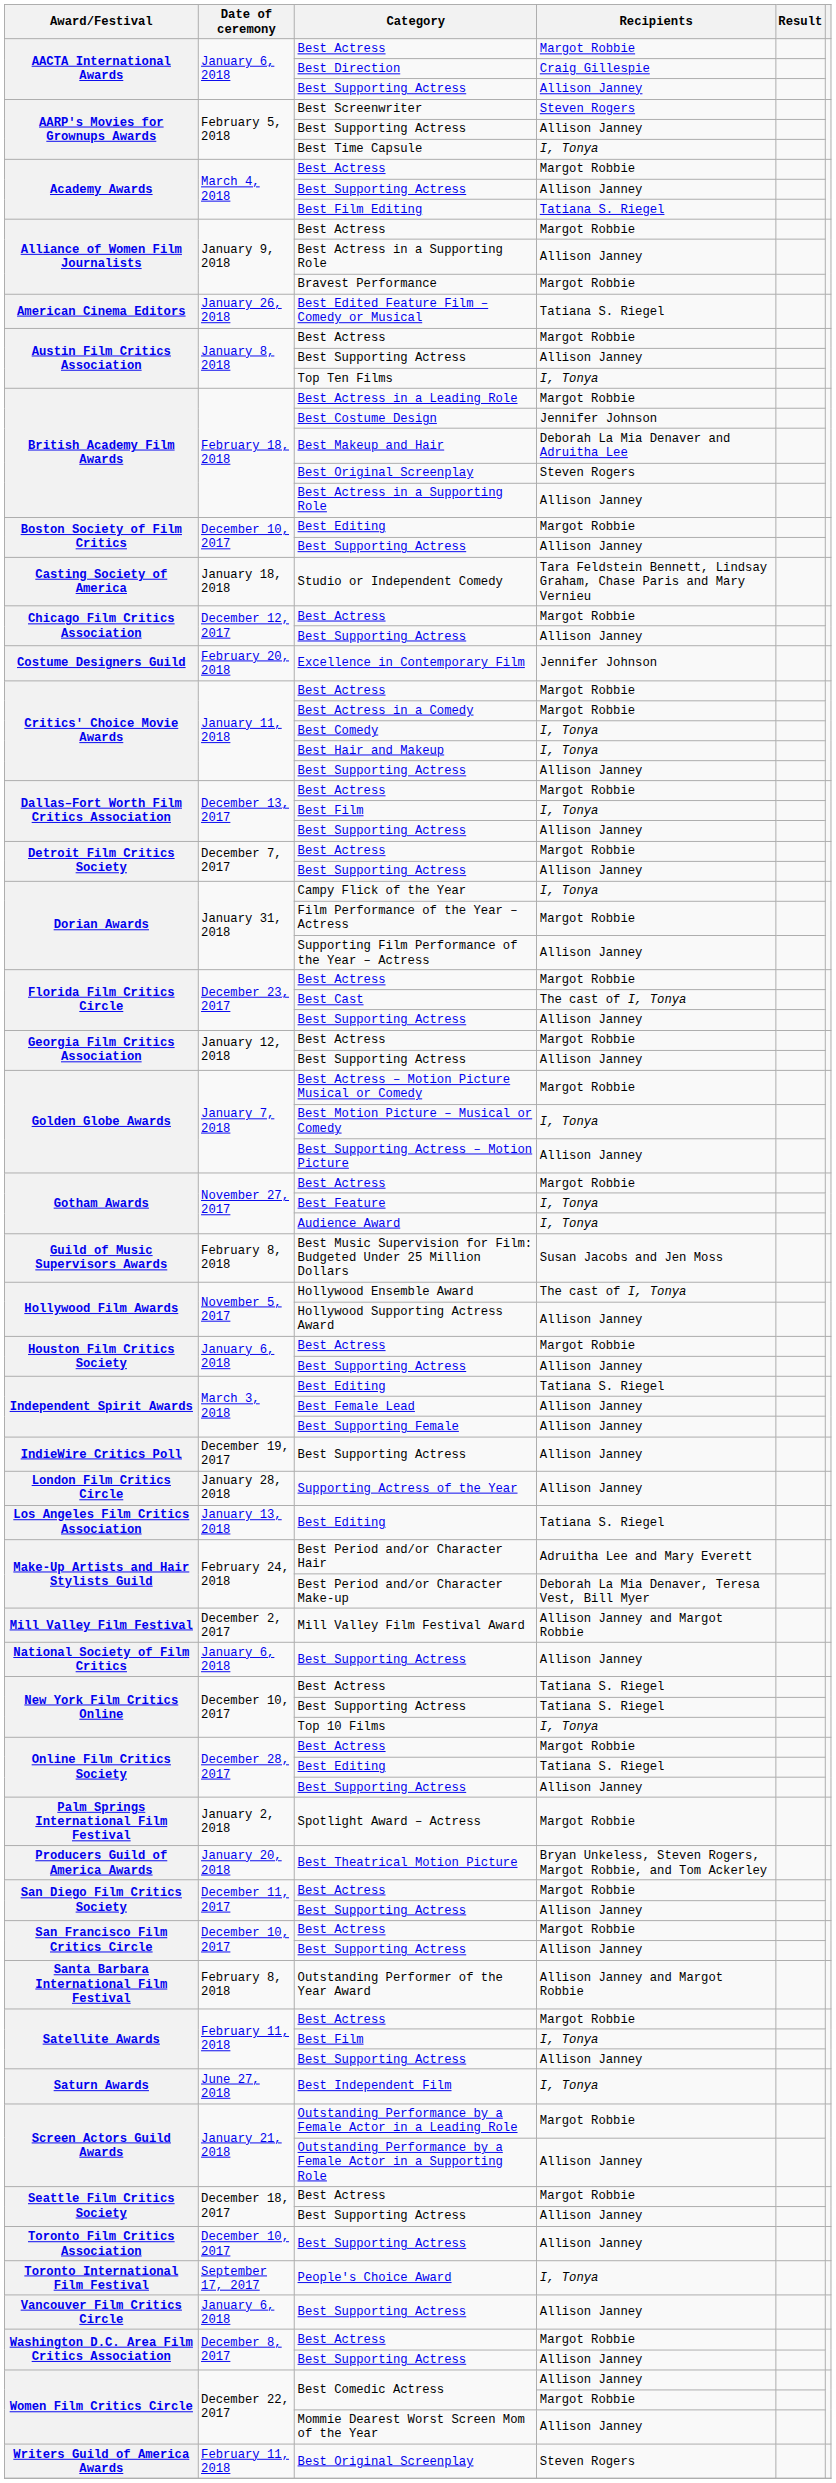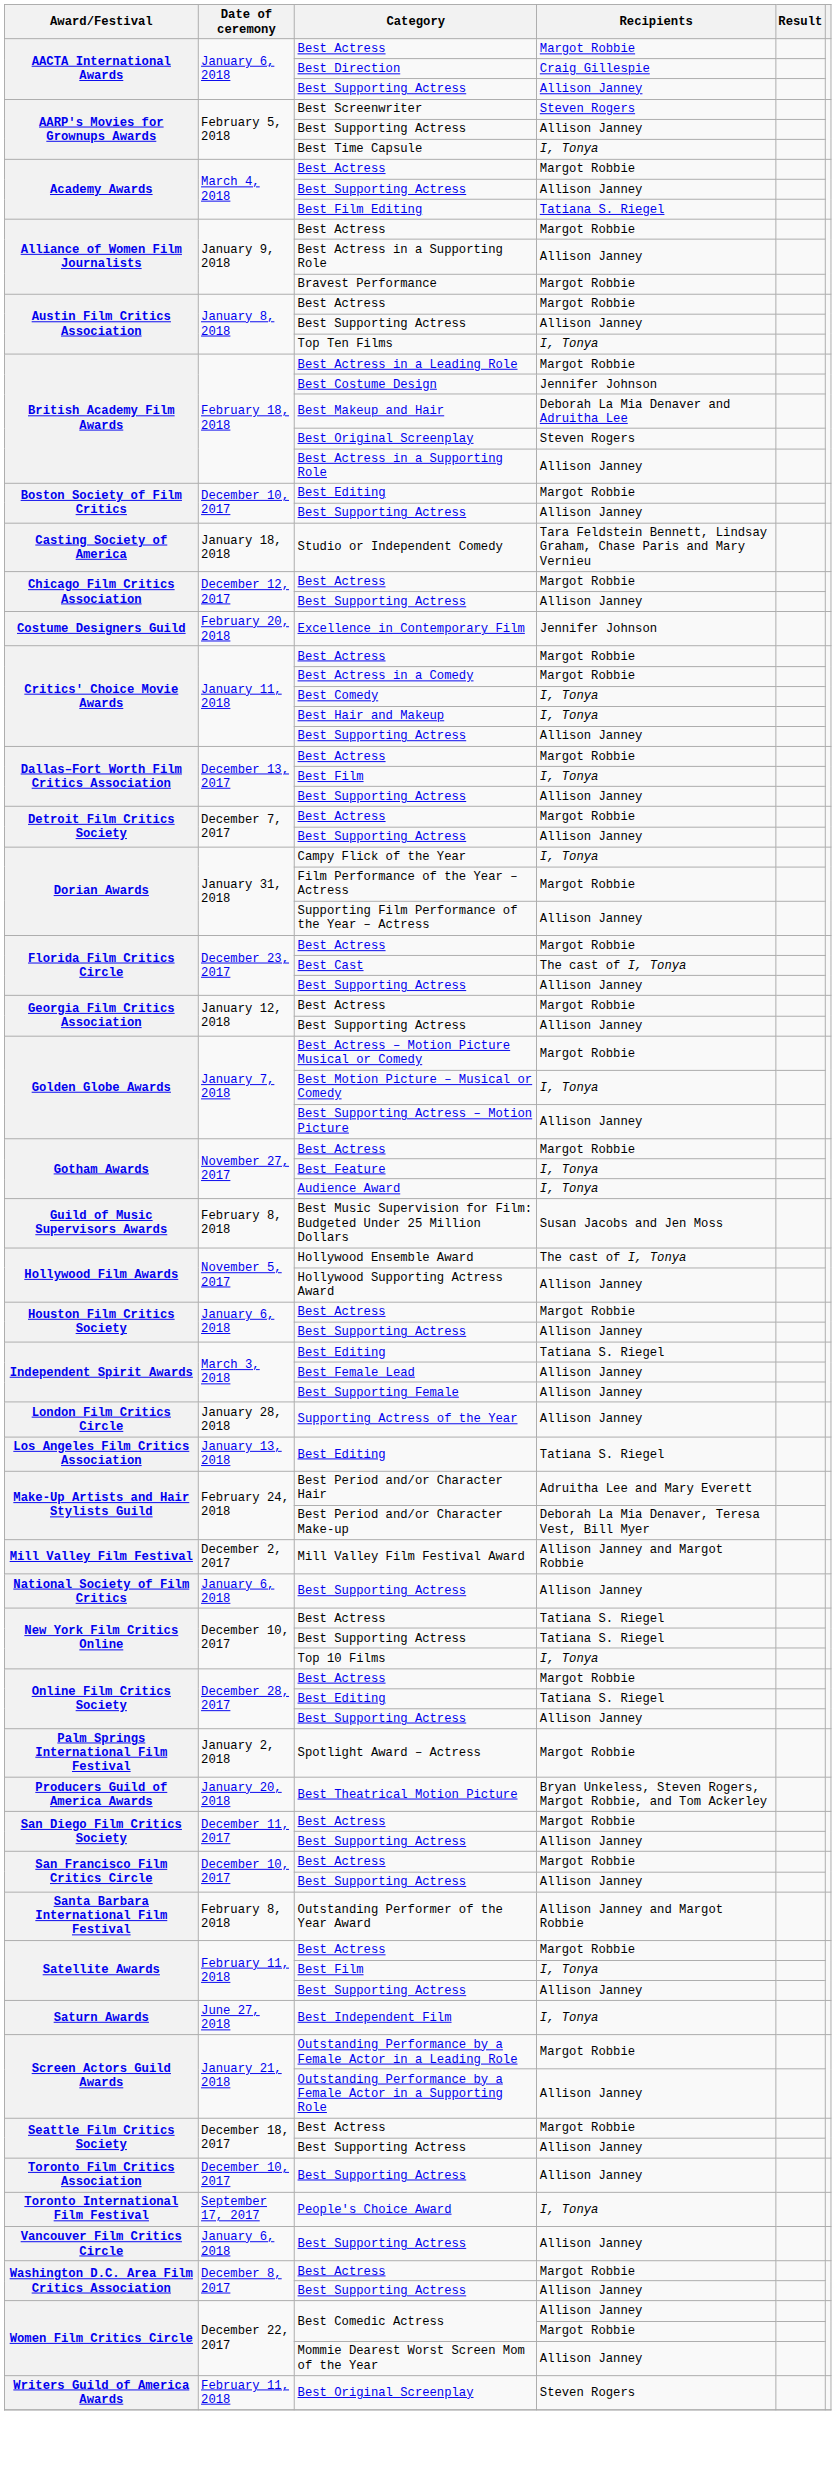- row: (101, 311)
- row: (101, 1454)
